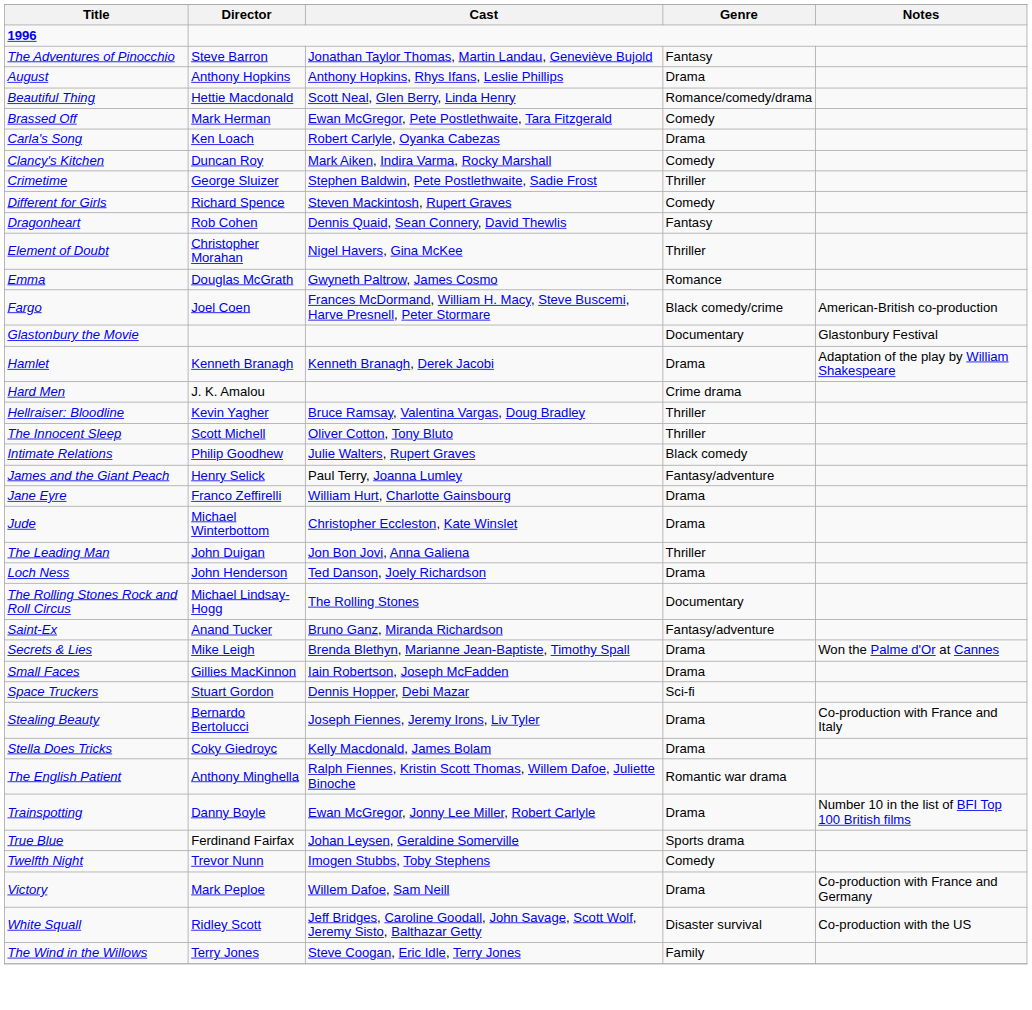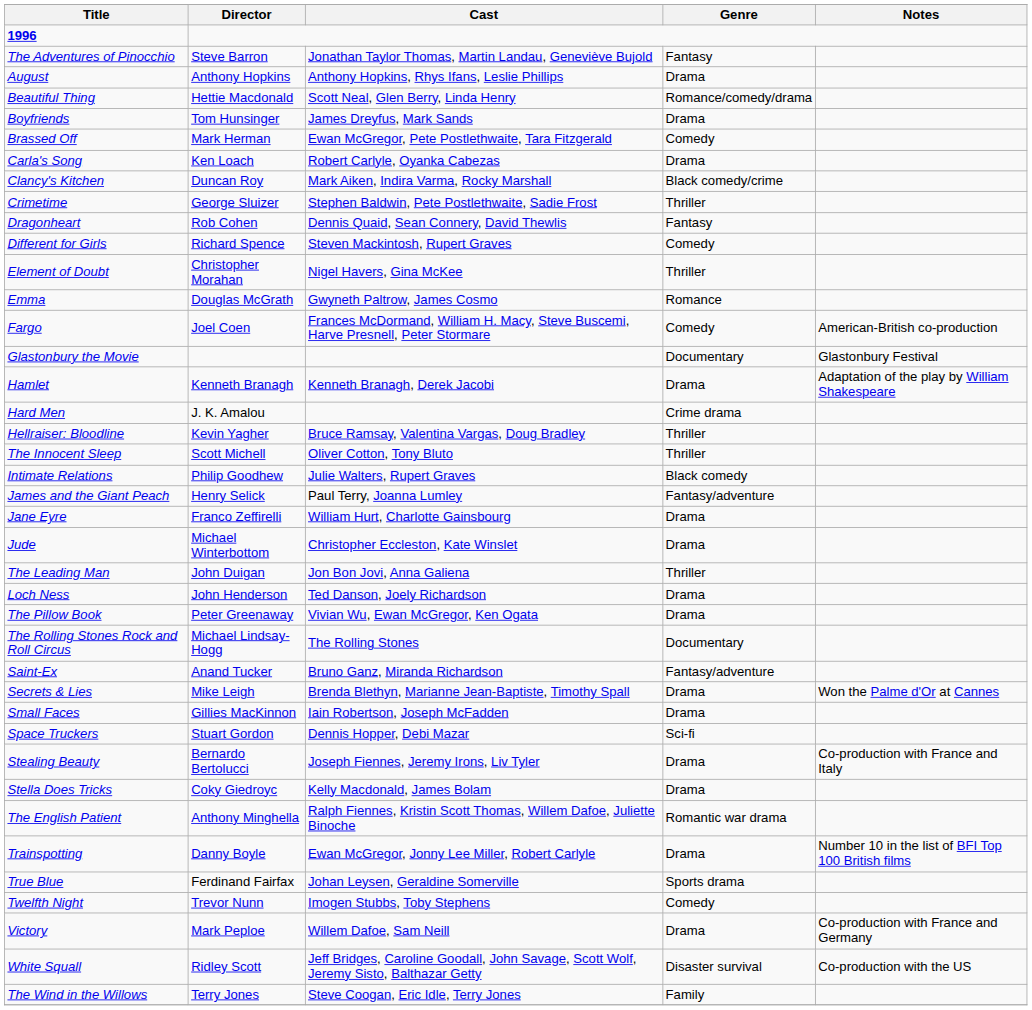+ row: (38, 118)
(690, 160) Comedy -> (724, 181) Black comedy/crime
rows swapped: (57, 202) <-> (44, 222)
(724, 307) Black comedy/crime -> (690, 328) Comedy
+ row: (54, 614)
